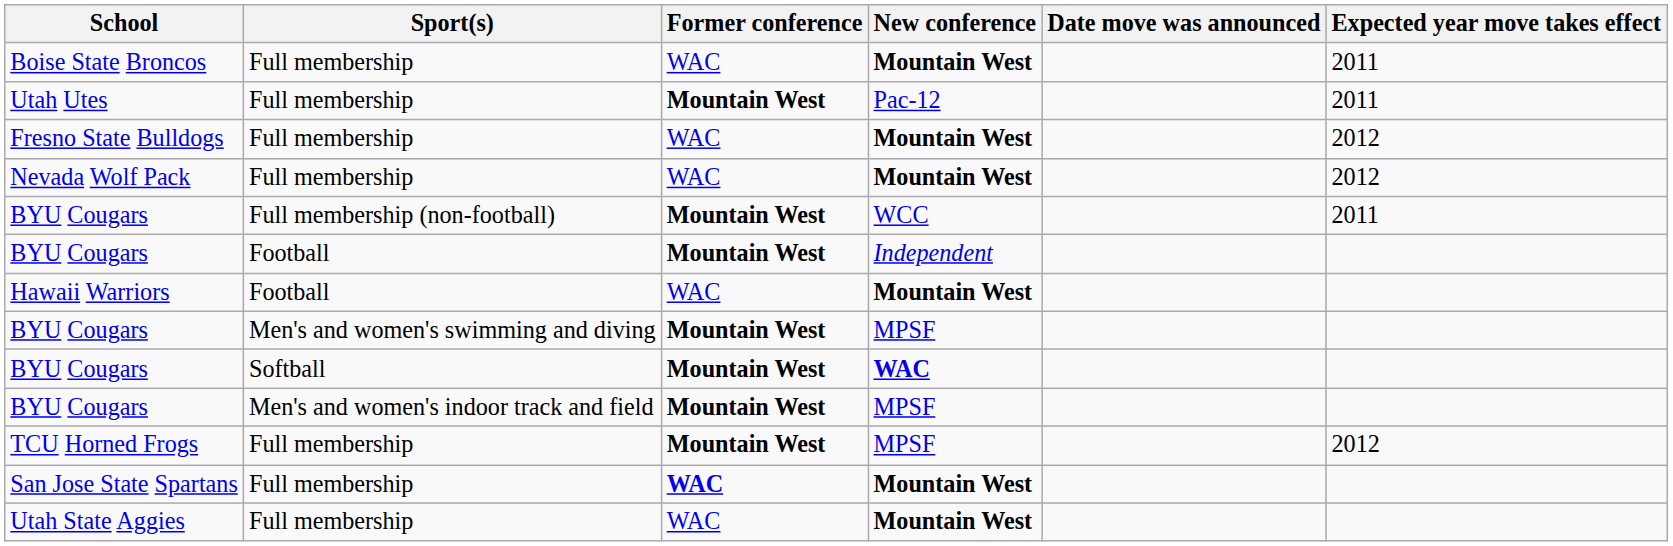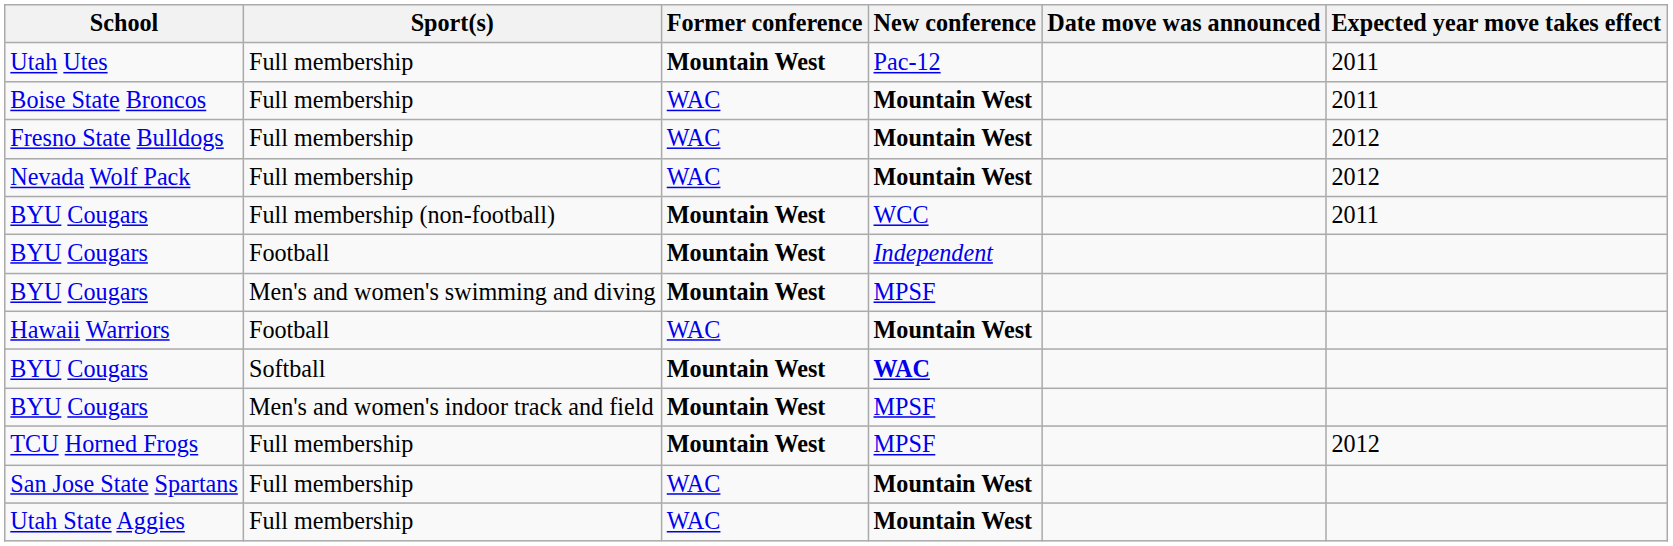rows swapped: (108, 61) <-> (59, 100)
rows swapped: (79, 330) <-> (90, 291)
(695, 483) bold -> (694, 483) normal
